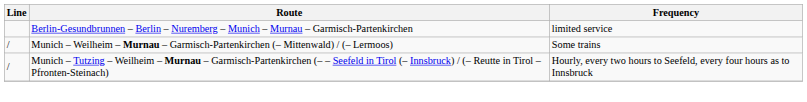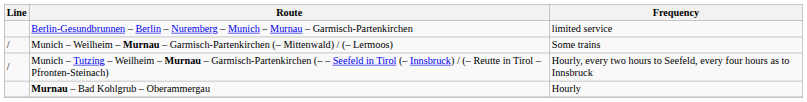+ row: (121, 89)
